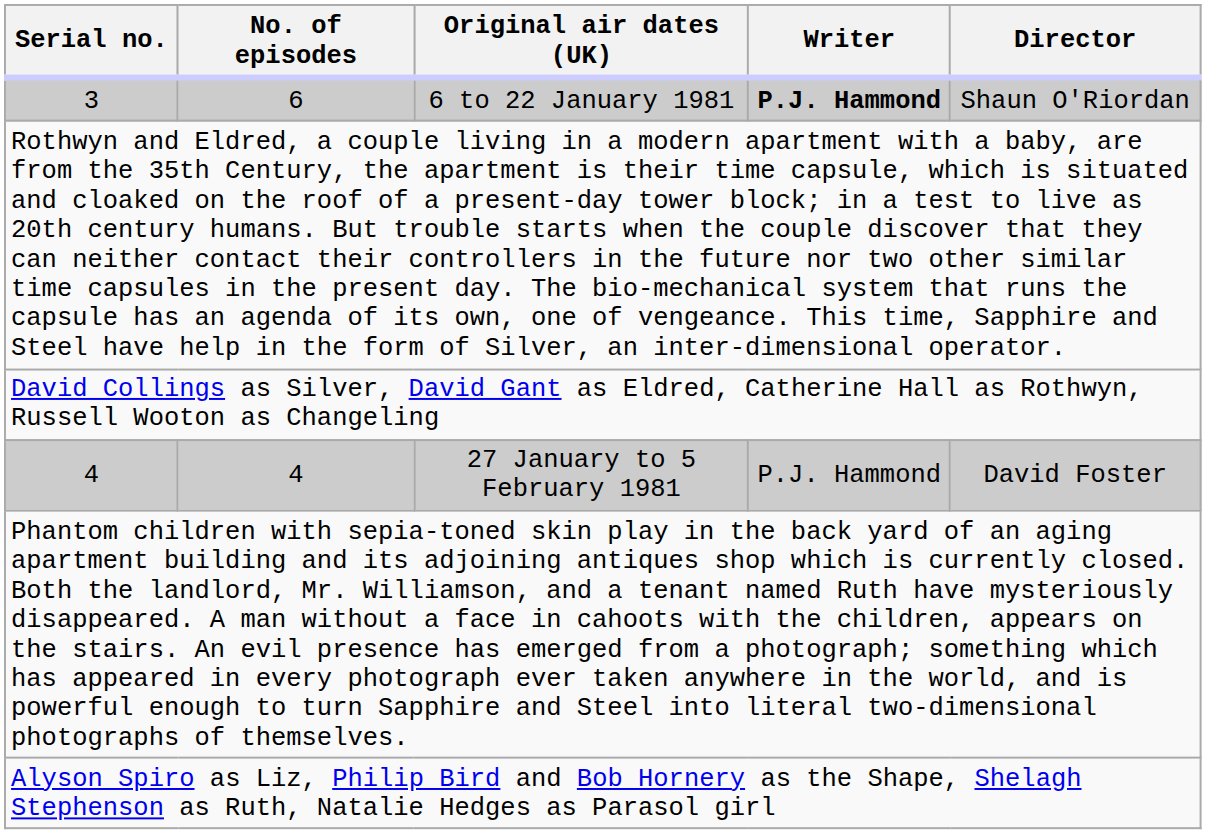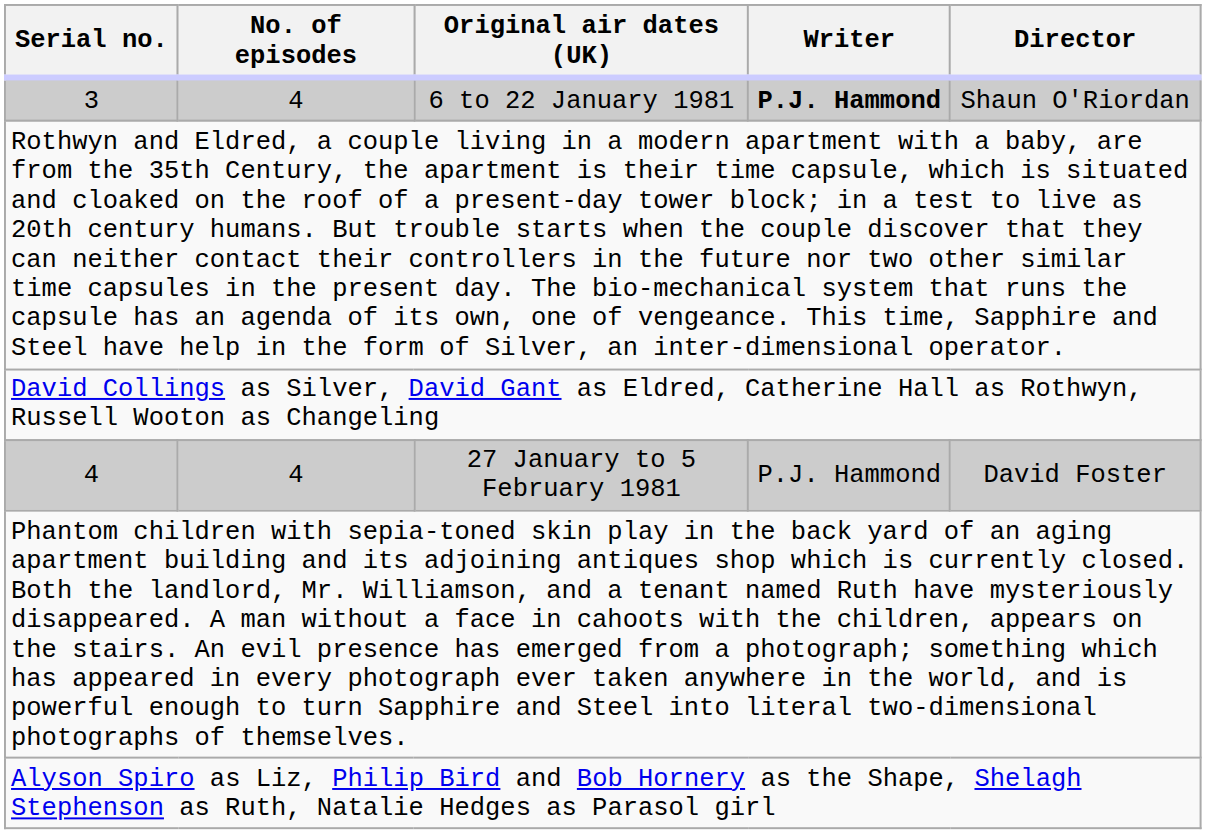(296, 101) 6 -> (296, 101) 4
